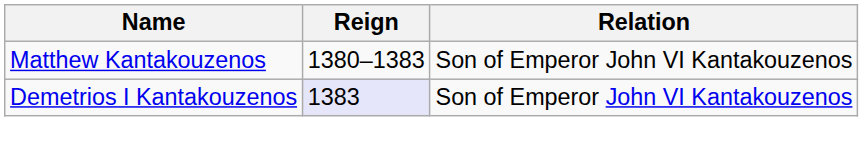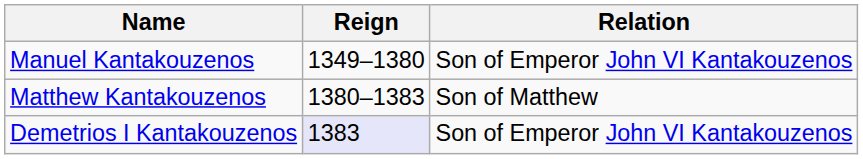+ row: (132, 60)
(644, 60) Son of Emperor John VI Kantakouzenos -> (517, 97) Son of Matthew
